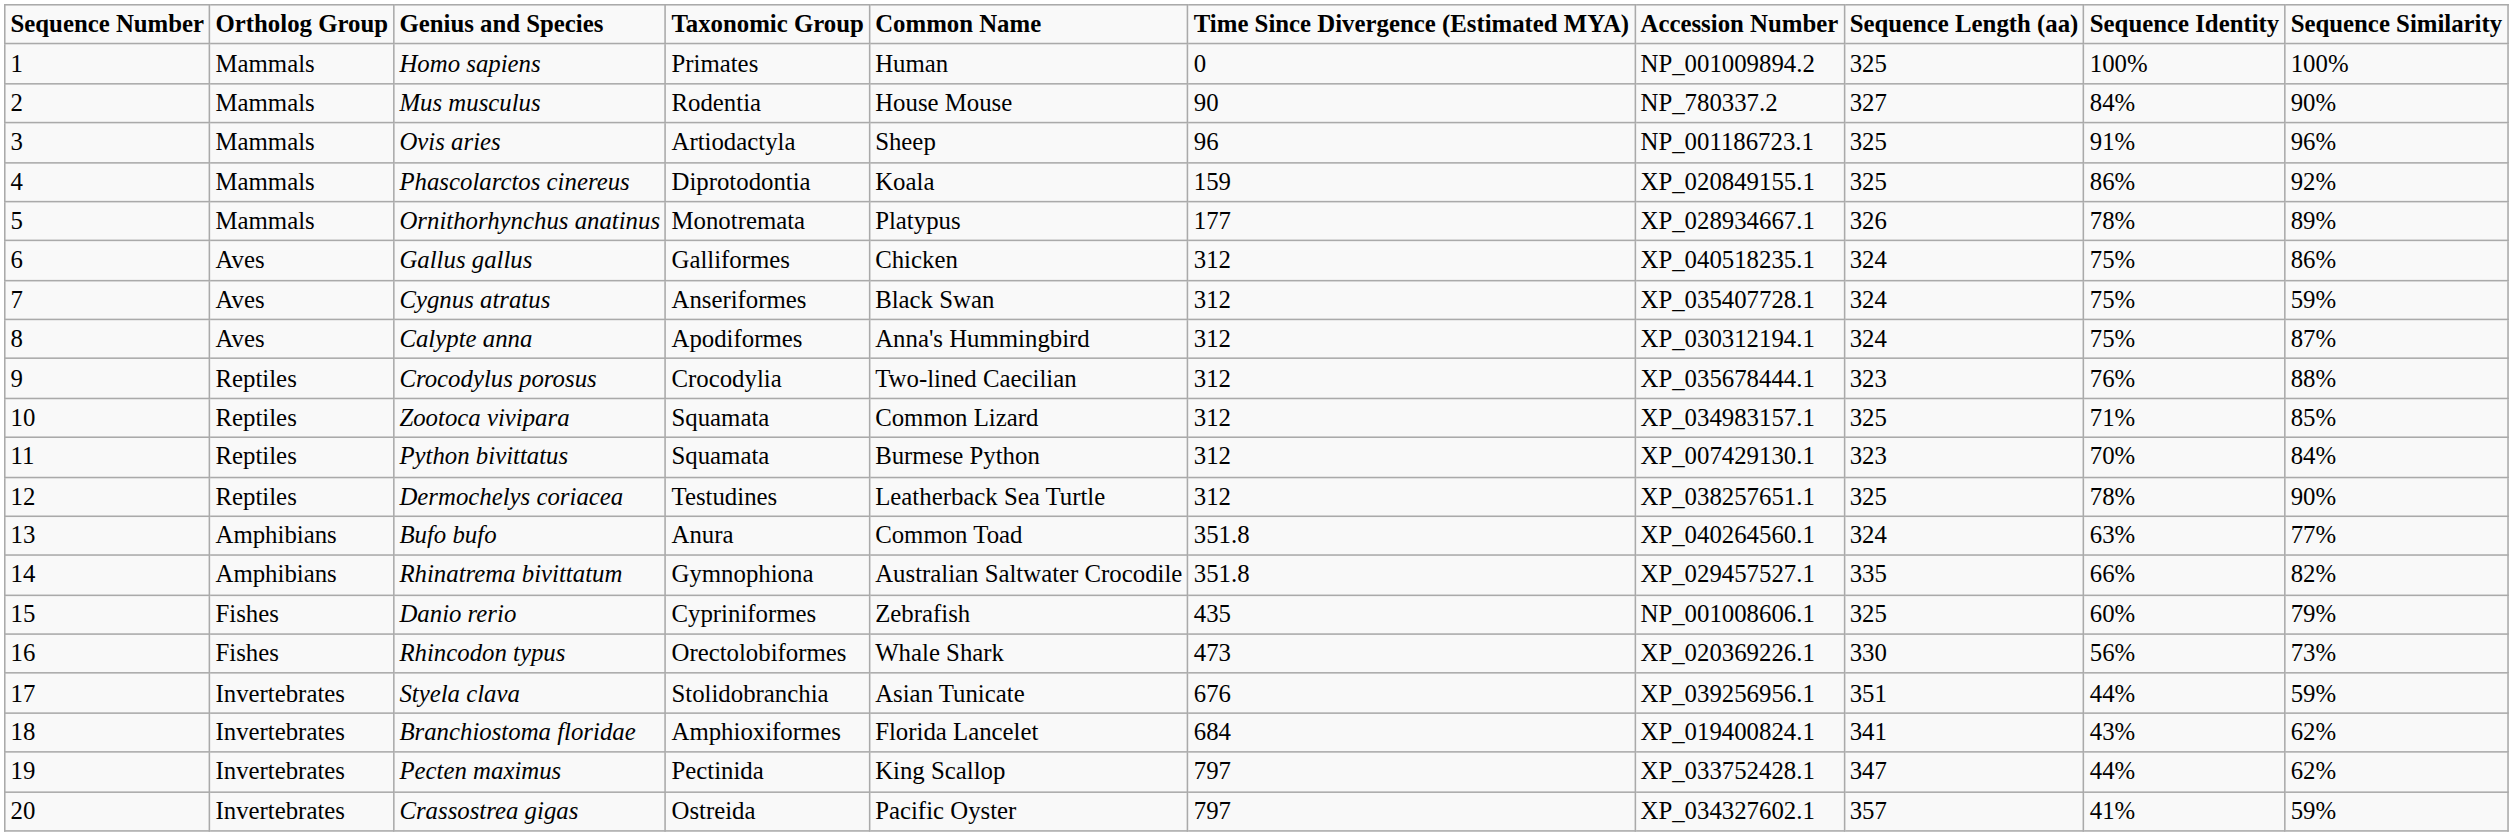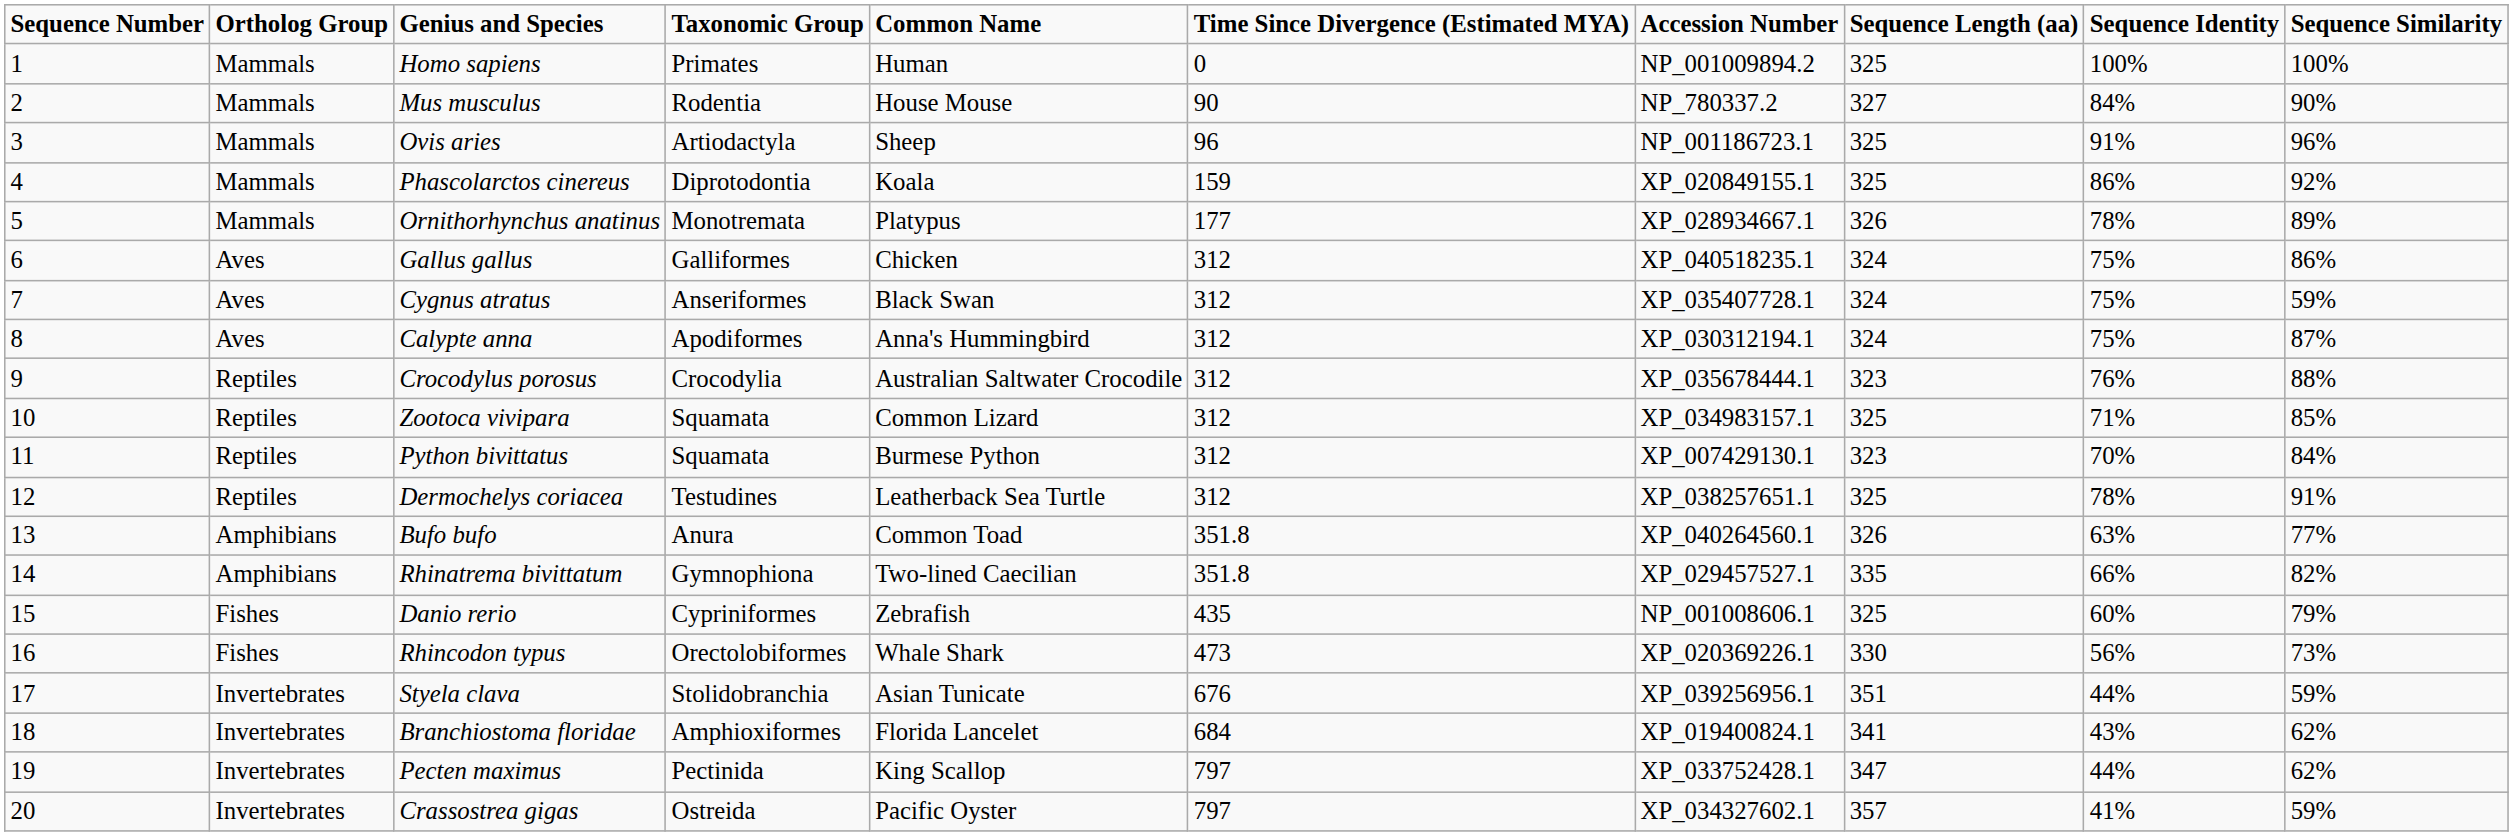(976, 378) Two-lined Caecilian -> (1029, 378) Australian Saltwater Crocodile
(2313, 496) 90% -> (2313, 496) 91%
(1868, 535) 324 -> (1868, 535) 326
(1029, 574) Australian Saltwater Crocodile -> (976, 574) Two-lined Caecilian
